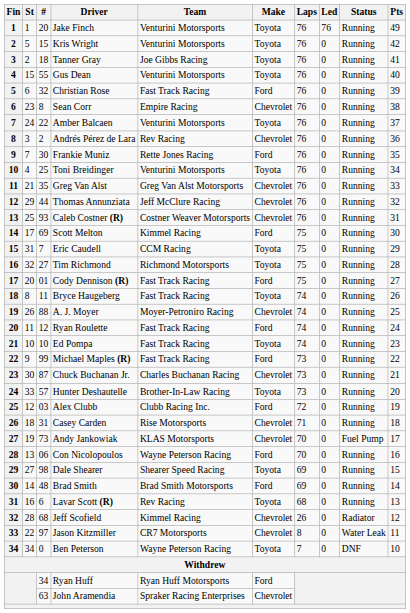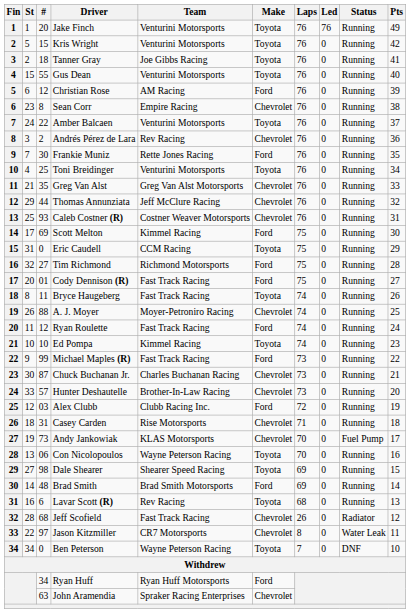(44, 91) 32 -> (44, 91) 12
(175, 91) Fast Track Racing -> (162, 91) AM Racing
(41, 249) 7 -> (41, 249) 0
(268, 265) Toyota -> (264, 265) Ford
(175, 344) Fast Track Racing -> (170, 344) Kimmel Racing
(268, 391) Toyota -> (273, 391) Chevrolet
(264, 454) Ford -> (268, 454) Toyota
(170, 517) Kimmel Racing -> (175, 517) Fast Track Racing
